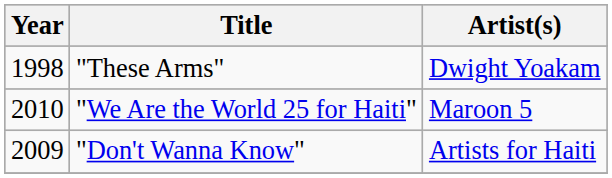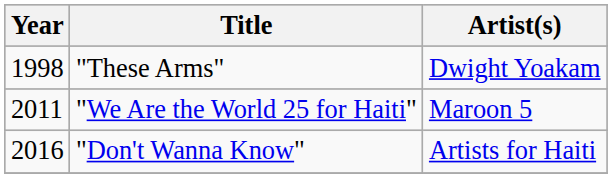(37, 109) 2010 -> (37, 109) 2011
(37, 151) 2009 -> (37, 151) 2016
